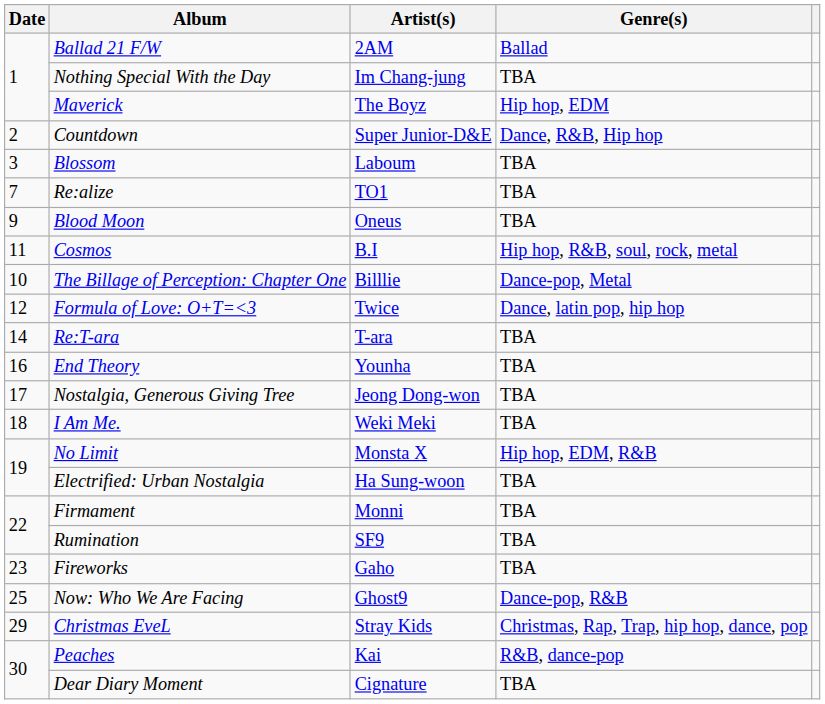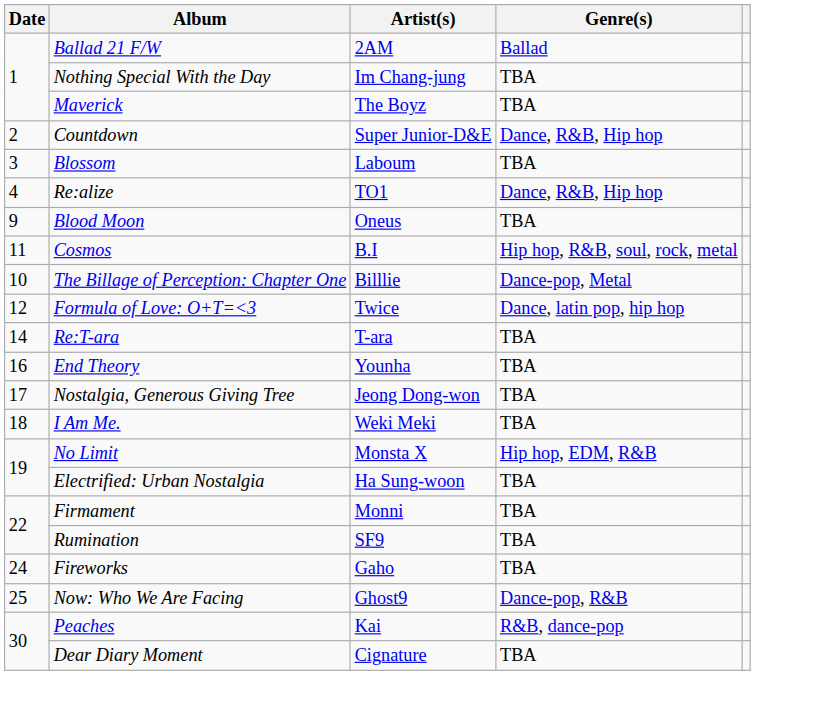(554, 105) Hip hop, EDM -> (518, 105) TBA
(13, 192) 7 -> (13, 192) 4
(518, 192) TBA -> (581, 192) Dance, R&B, Hip hop
(18, 568) 23 -> (18, 568) 24
- row: (112, 626)
